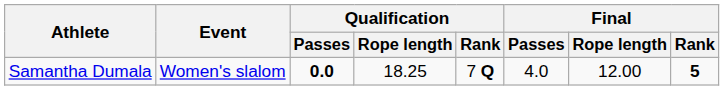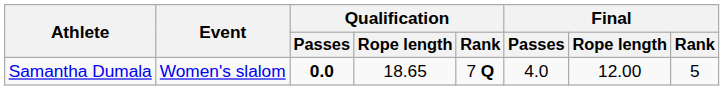(405, 72) 18.25 -> (405, 72) 18.65
(695, 72) bold -> (695, 72) normal
